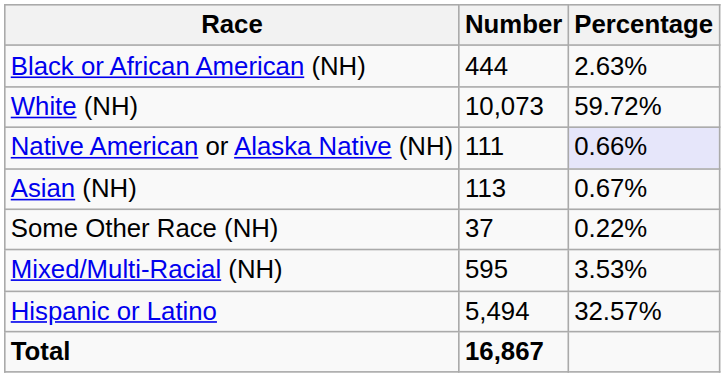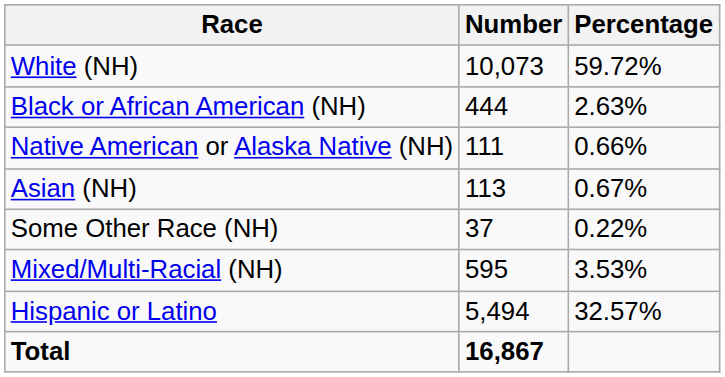rows swapped: (74, 106) <-> (188, 65)
(611, 147) lavender background -> (611, 147) no background
